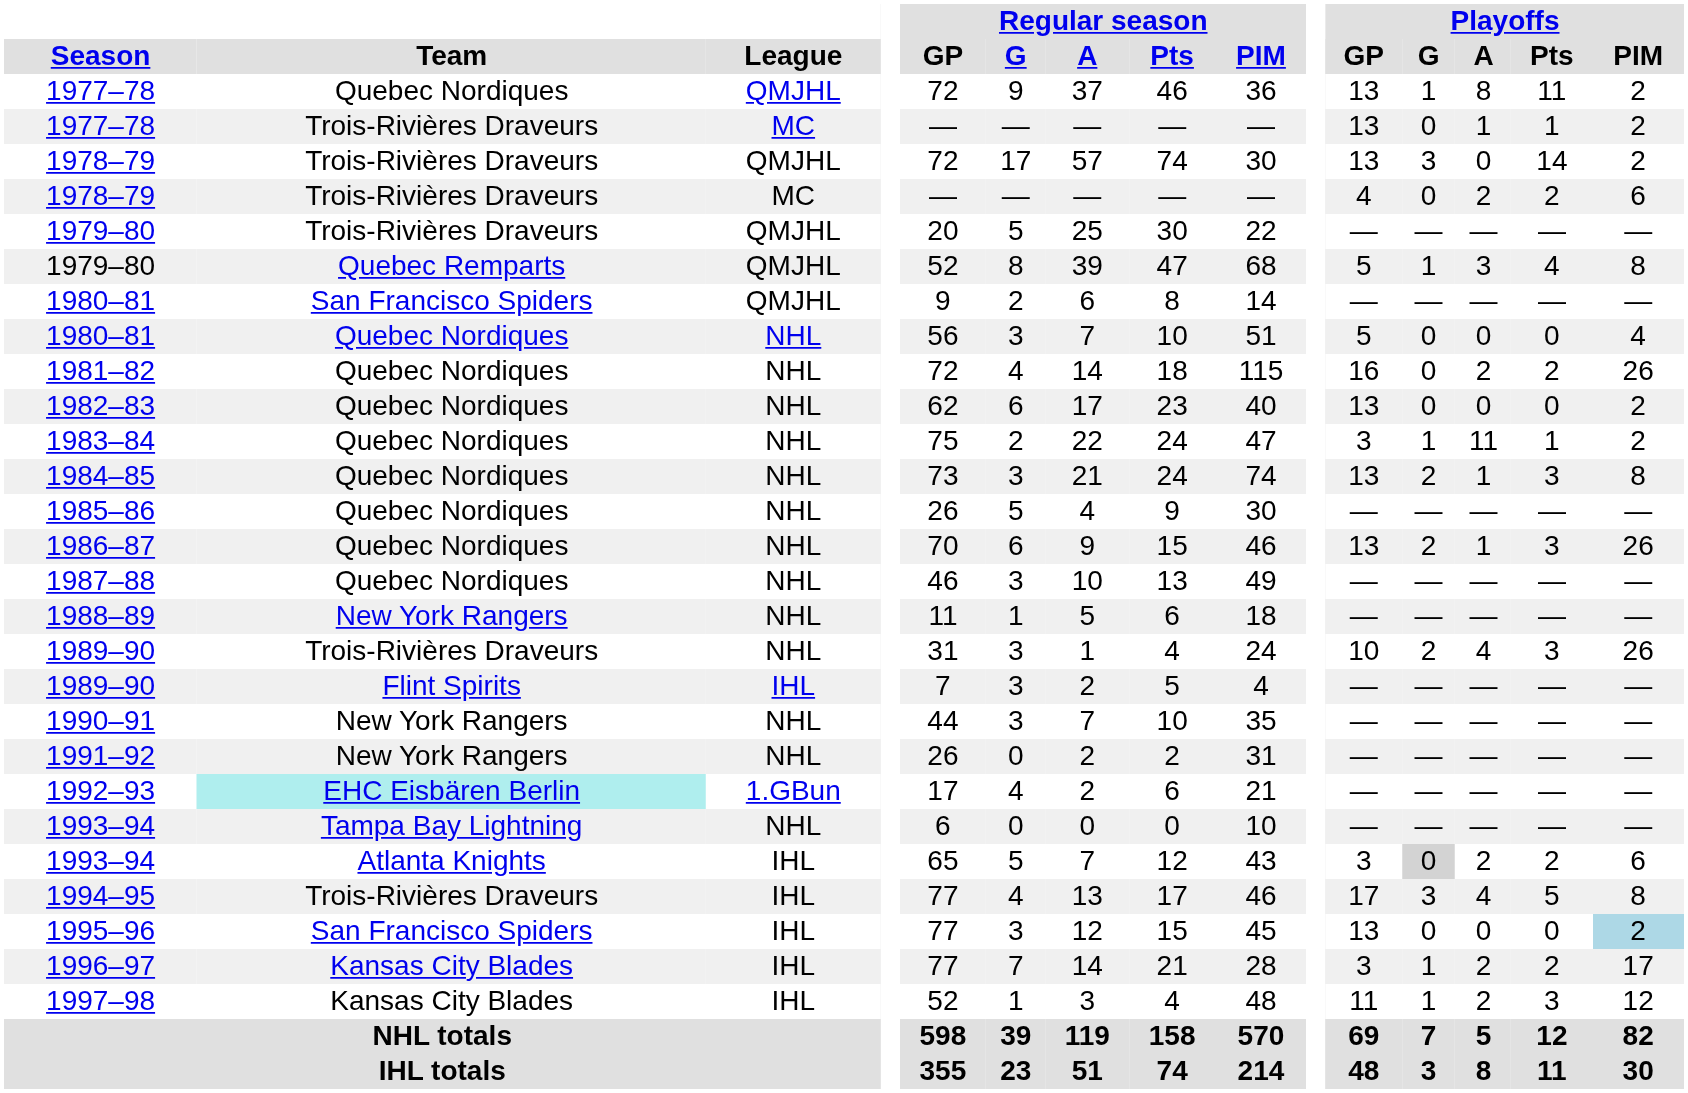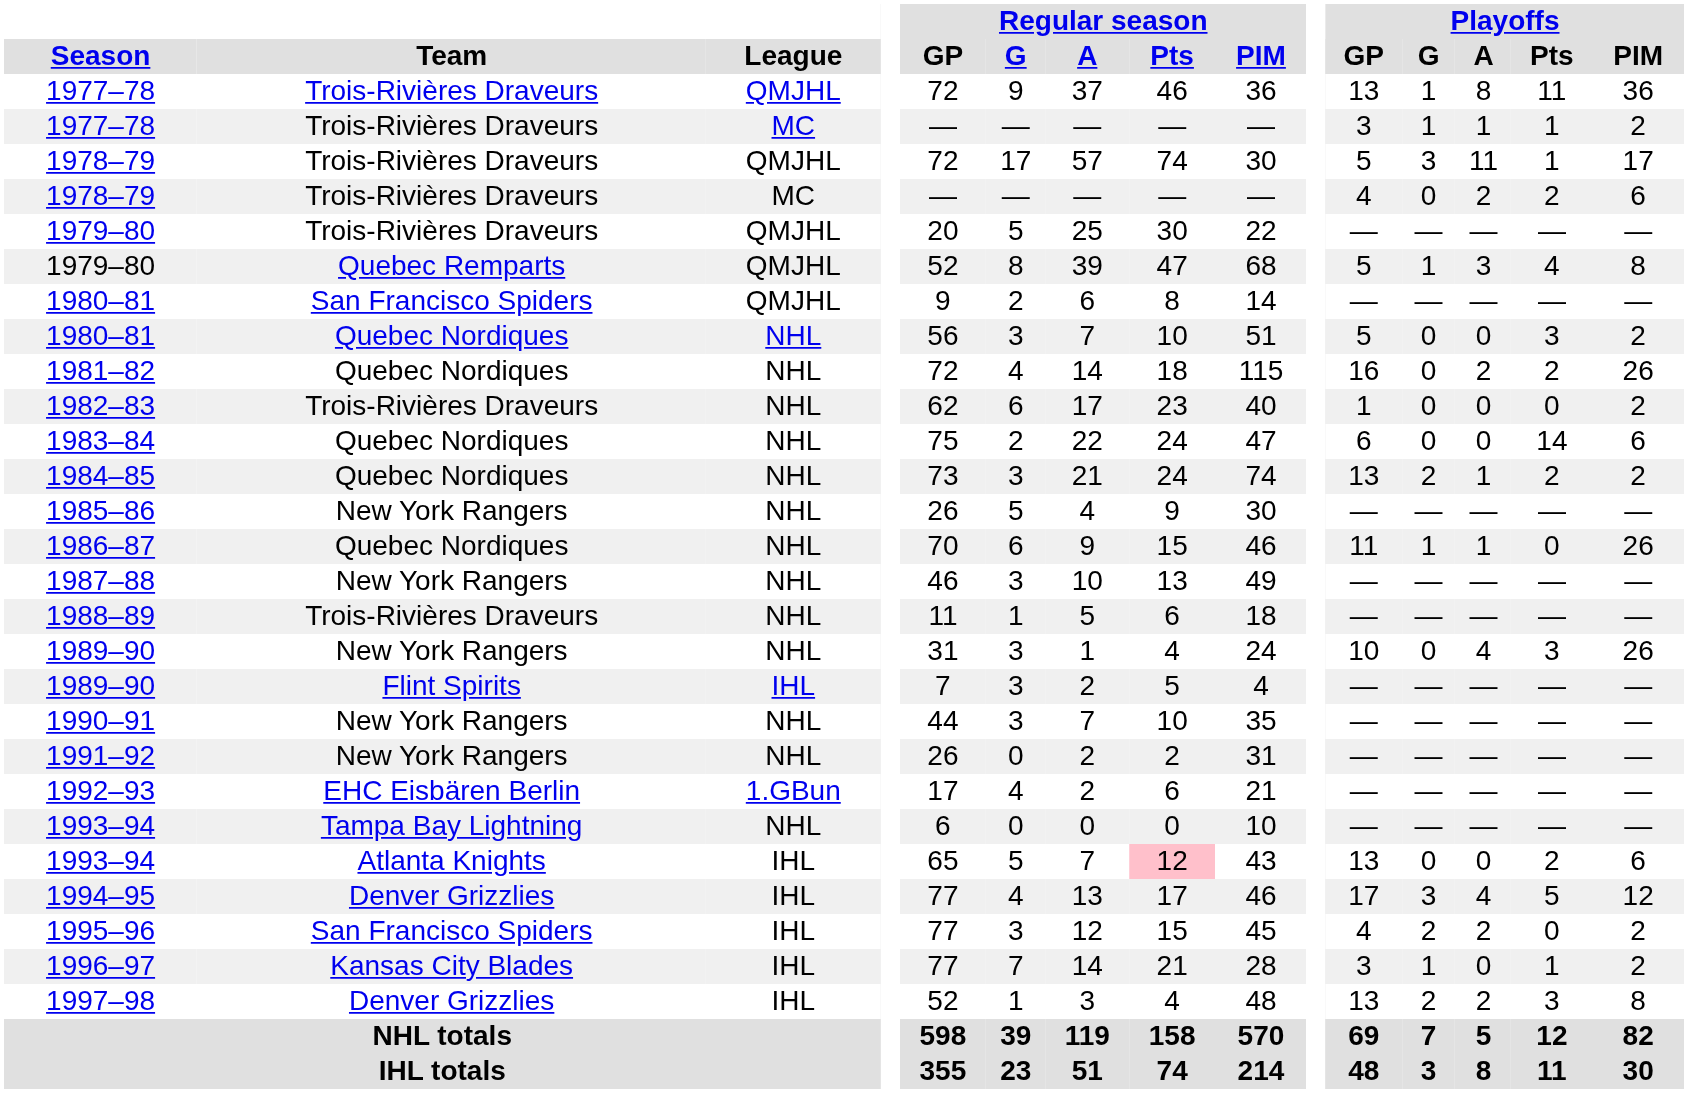(452, 91) Quebec Nordiques -> (452, 91) Trois-Rivières Draveurs
(1638, 91) 2 -> (1638, 91) 36
(1364, 126) 13 -> (1364, 126) 3
(1429, 126) 0 -> (1429, 126) 1
(1364, 161) 13 -> (1364, 161) 5
(1484, 161) 0 -> (1484, 161) 11
(1552, 161) 14 -> (1552, 161) 1
(1638, 161) 2 -> (1638, 161) 17
(1552, 336) 0 -> (1552, 336) 3
(1638, 336) 4 -> (1638, 336) 2
(452, 406) Quebec Nordiques -> (452, 406) Trois-Rivières Draveurs
(1364, 406) 13 -> (1364, 406) 1
(1364, 441) 3 -> (1364, 441) 6
(1429, 441) 1 -> (1429, 441) 0
(1484, 441) 11 -> (1484, 441) 0
(1552, 441) 1 -> (1552, 441) 14
(1638, 441) 2 -> (1638, 441) 6
(1552, 476) 3 -> (1552, 476) 2
(1638, 476) 8 -> (1638, 476) 2
(452, 511) Quebec Nordiques -> (452, 511) New York Rangers
(1364, 546) 13 -> (1364, 546) 11
(1429, 546) 2 -> (1429, 546) 1
(1552, 546) 3 -> (1552, 546) 0
(452, 581) Quebec Nordiques -> (452, 581) New York Rangers
(452, 616) New York Rangers -> (452, 616) Trois-Rivières Draveurs
(452, 651) Trois-Rivières Draveurs -> (452, 651) New York Rangers
(1429, 651) 2 -> (1429, 651) 0
(452, 791) paleturquoise background -> (452, 791) no background
(1172, 861) no background -> (1172, 861) pink background
(1364, 861) 3 -> (1364, 861) 13
(1429, 861) lightgrey background -> (1429, 861) no background
(1484, 861) 2 -> (1484, 861) 0
(452, 896) Trois-Rivières Draveurs -> (452, 896) Denver Grizzlies
(1638, 896) 8 -> (1638, 896) 12
(1364, 931) 13 -> (1364, 931) 4
(1429, 931) 0 -> (1429, 931) 2
(1484, 931) 0 -> (1484, 931) 2
(1638, 931) lightblue background -> (1638, 931) no background
(1484, 966) 2 -> (1484, 966) 0
(1552, 966) 2 -> (1552, 966) 1
(1638, 966) 17 -> (1638, 966) 2
(452, 1001) Kansas City Blades -> (452, 1001) Denver Grizzlies
(1364, 1001) 11 -> (1364, 1001) 13
(1429, 1001) 1 -> (1429, 1001) 2
(1638, 1001) 12 -> (1638, 1001) 8
